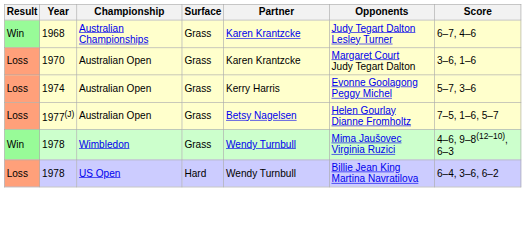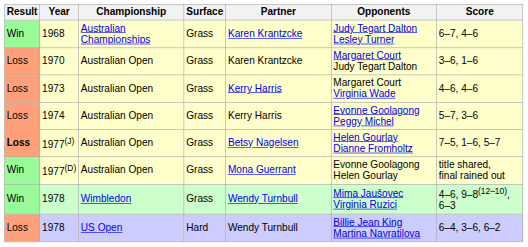+ row: (53, 88)
(17, 116) normal -> (18, 143) bold
+ row: (59, 170)
